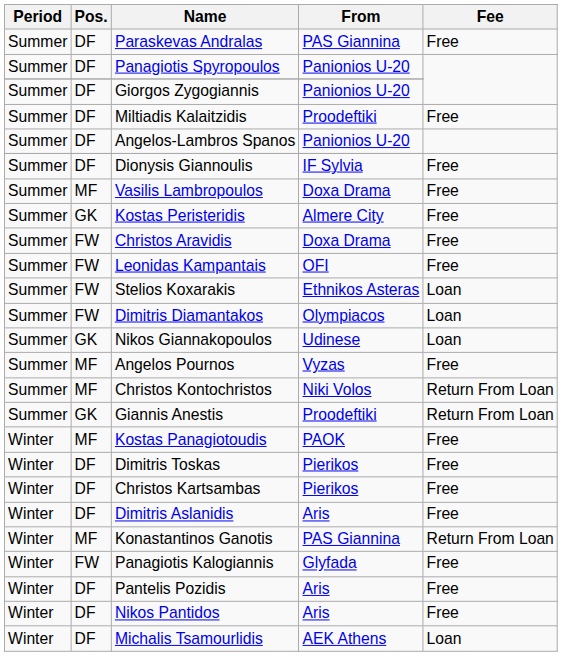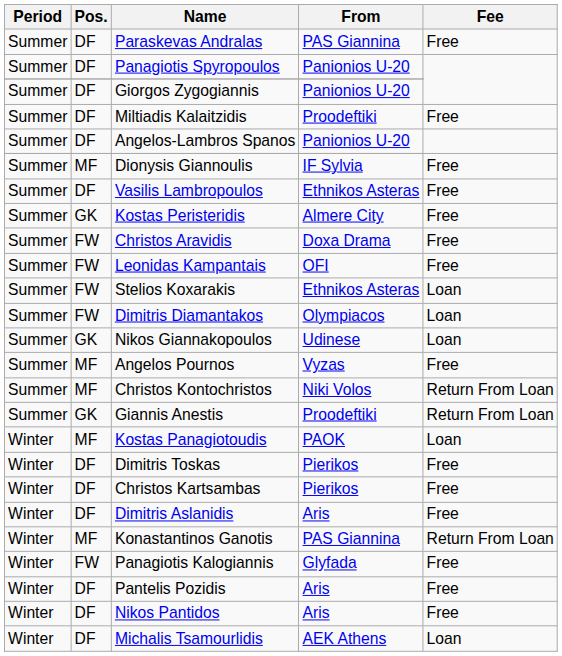(85, 166) DF -> (86, 166) MF
(86, 191) MF -> (85, 191) DF
(347, 191) Doxa Drama -> (361, 191) Ethnikos Asteras
(443, 439) Free -> (444, 439) Loan
